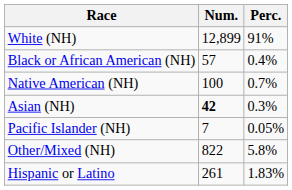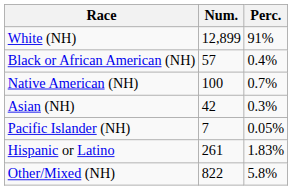(209, 106) bold -> (209, 106) normal
rows swapped: (61, 151) <-> (61, 173)
